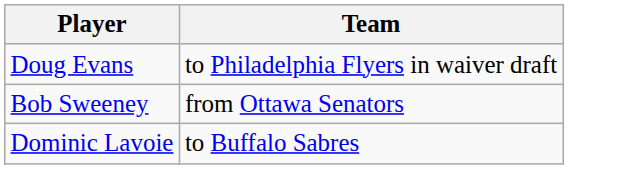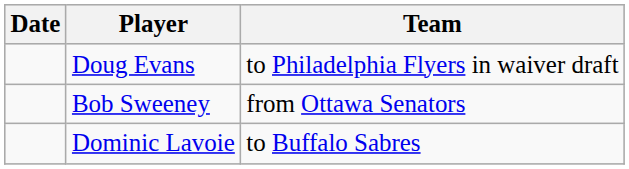+ column: (35, 24)
